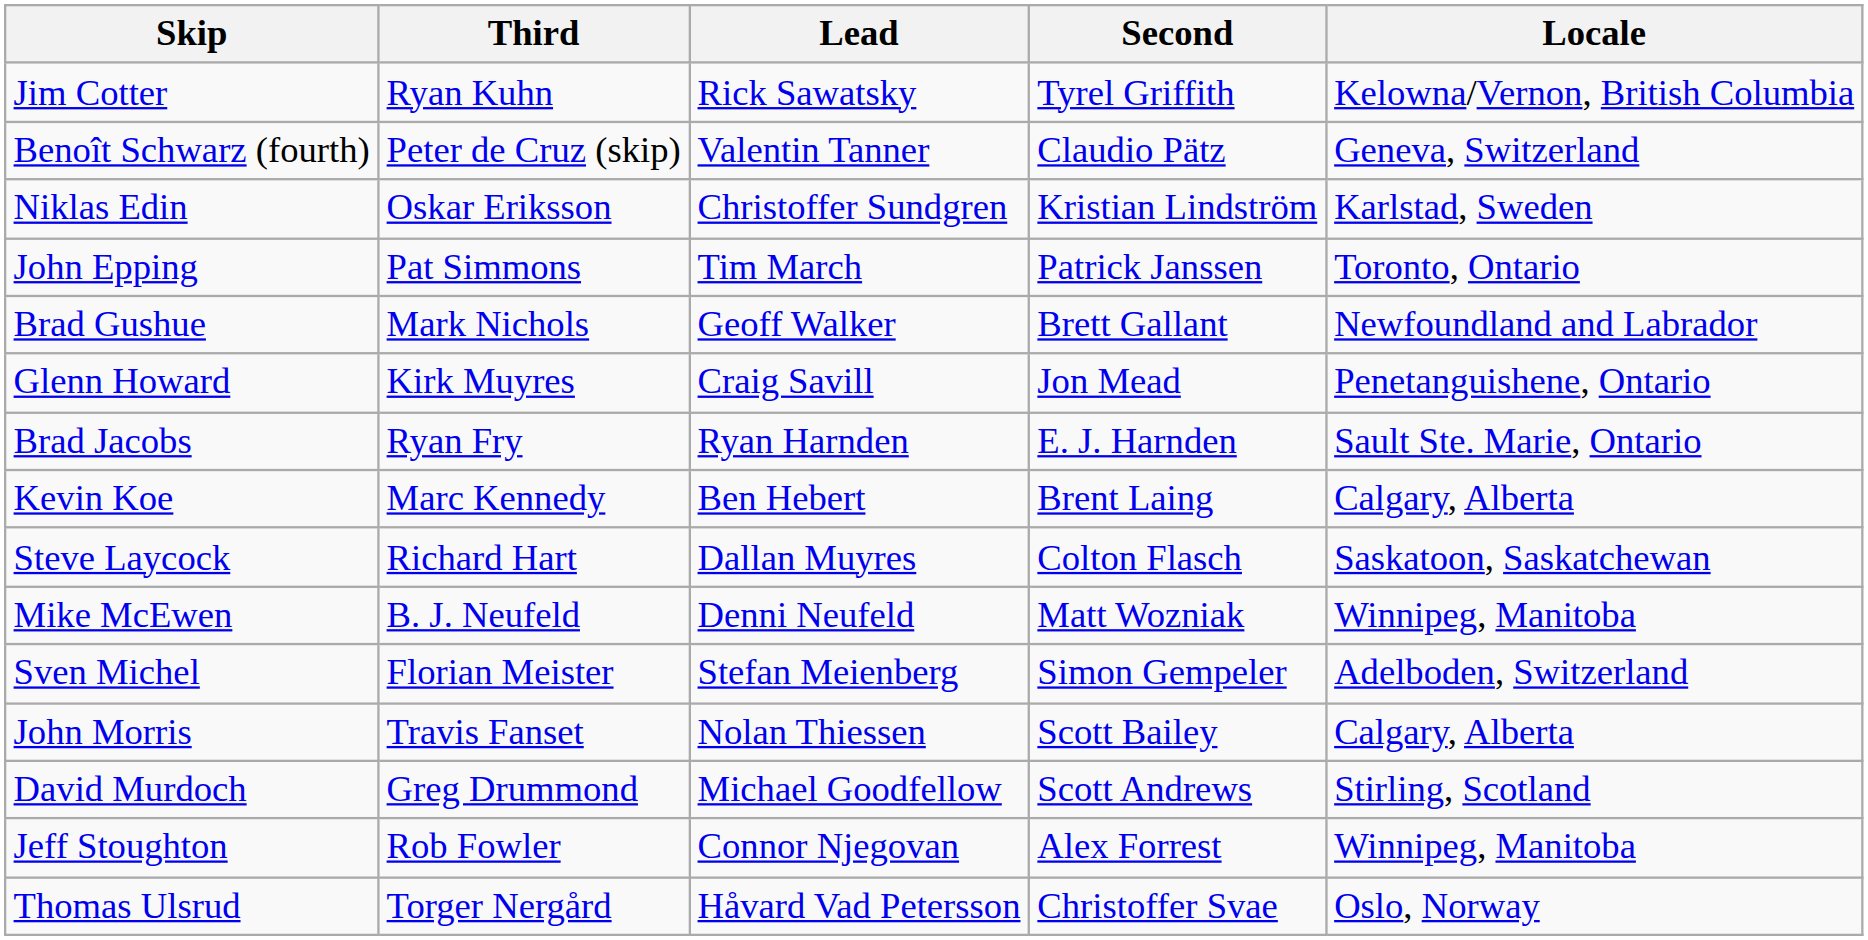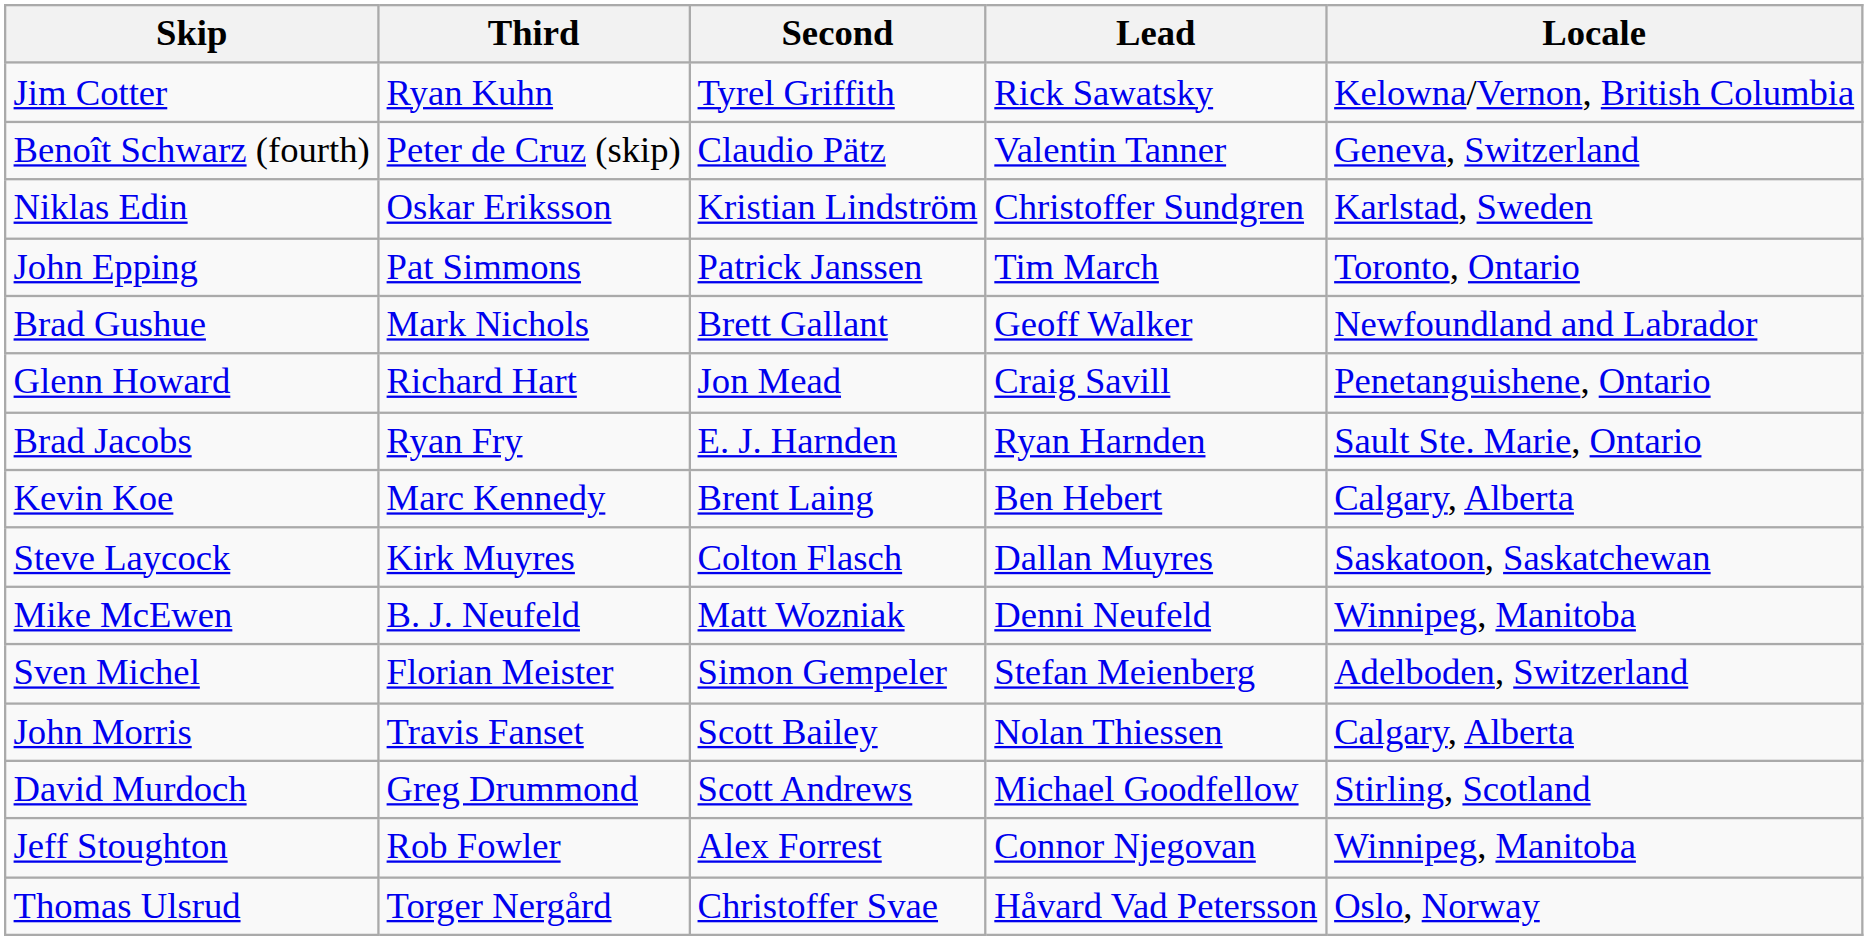columns swapped: (1177, 33) <-> (859, 33)
(481, 382) Kirk Muyres -> (482, 382) Richard Hart
(482, 556) Richard Hart -> (481, 556) Kirk Muyres
